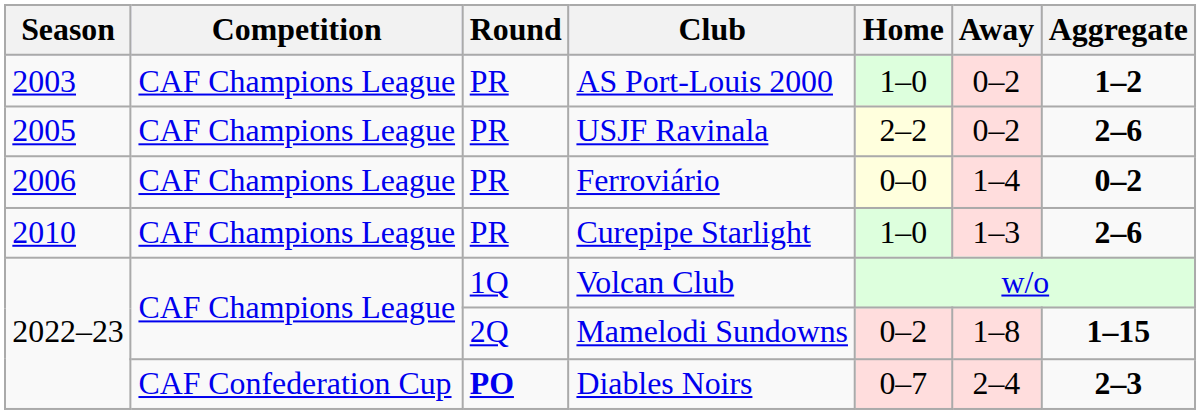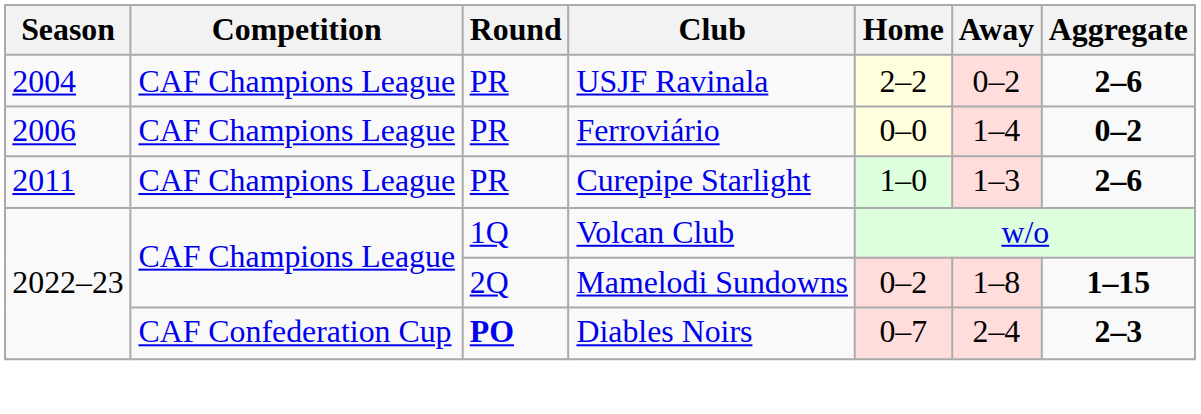- row: (705, 80)
(44, 130) 2005 -> (44, 80) 2004
(44, 231) 2010 -> (44, 181) 2011
